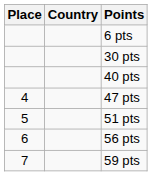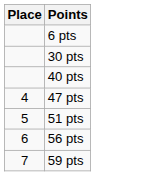- column: (73, 14)
